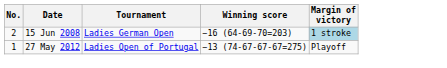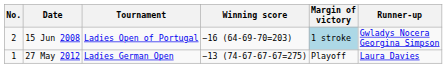+ column: (400, 16)
(129, 34) Ladies German Open -> (141, 39) Ladies Open of Portugal
(141, 47) Ladies Open of Portugal -> (129, 57) Ladies German Open
